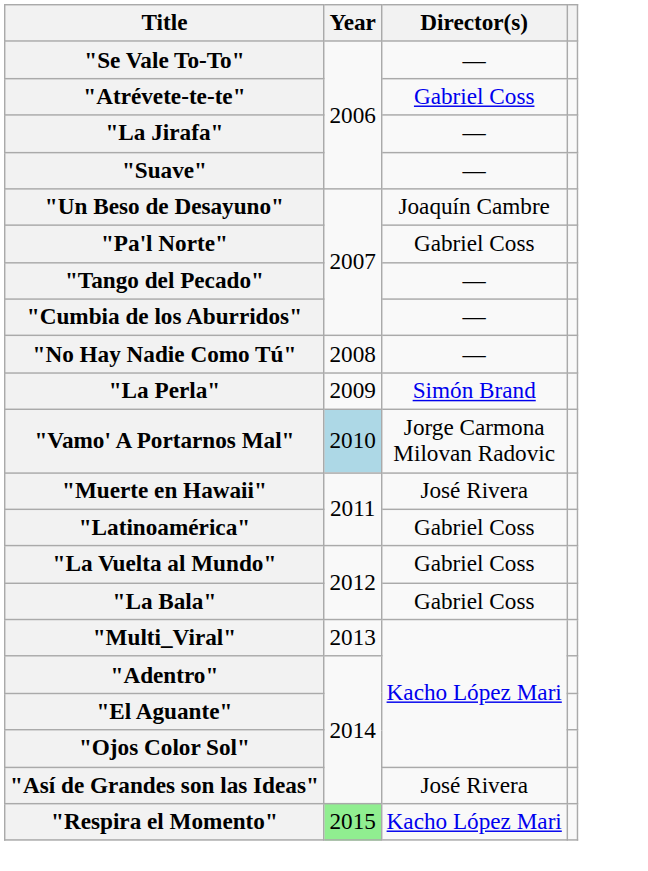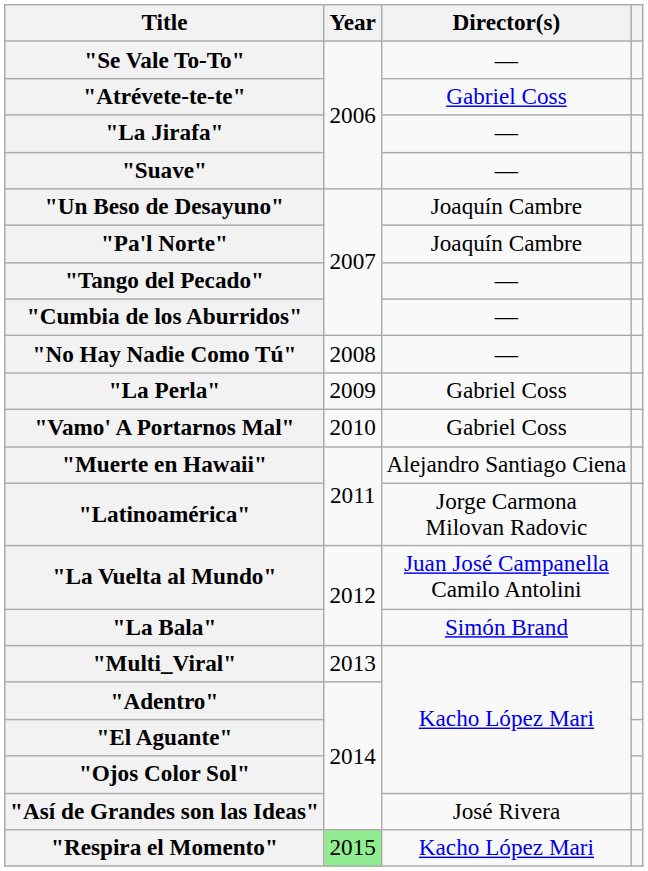(474, 243) Gabriel Coss -> (506, 243) Joaquín Cambre
(474, 390) Simón Brand -> (506, 390) Gabriel Coss
(353, 440) lightblue background -> (353, 427) no background
(474, 440) Jorge Carmona Milovan Radovic -> (506, 427) Gabriel Coss
(474, 490) José Rivera -> (506, 464) Alejandro Santiago Ciena
(474, 527) Gabriel Coss -> (506, 514) Jorge Carmona Milovan Radovic
(474, 564) Gabriel Coss -> (506, 577) Juan José Campanella Camilo Antolini
(474, 600) Gabriel Coss -> (506, 627) Simón Brand
